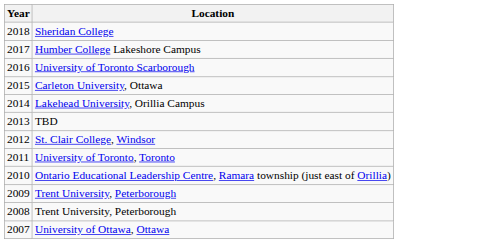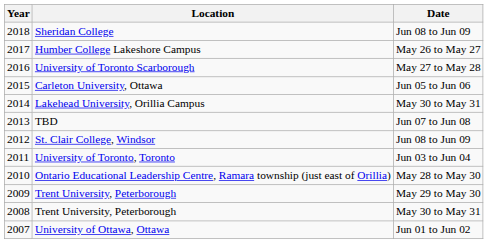+ column: (438, 13)
